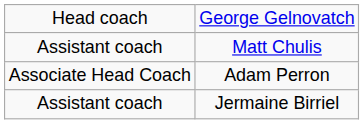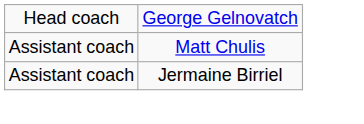- row: (277, 75)
